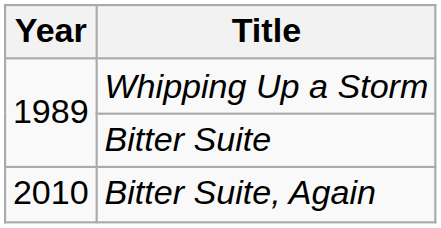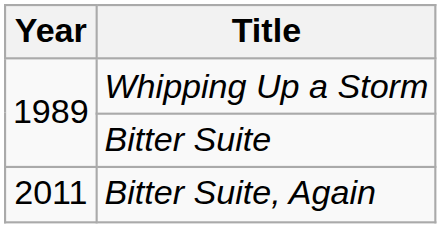(51, 193) 2010 -> (51, 193) 2011
